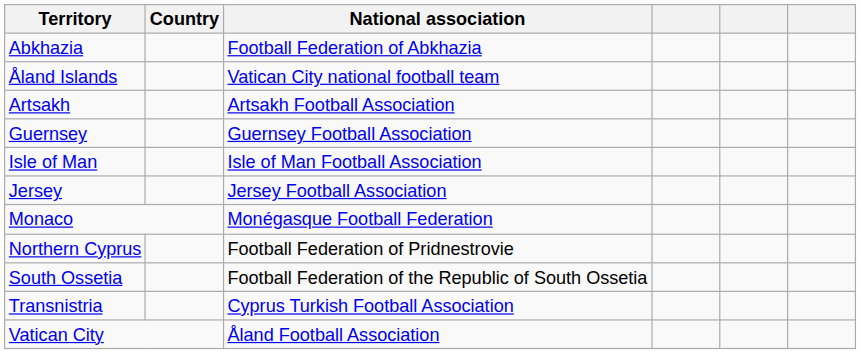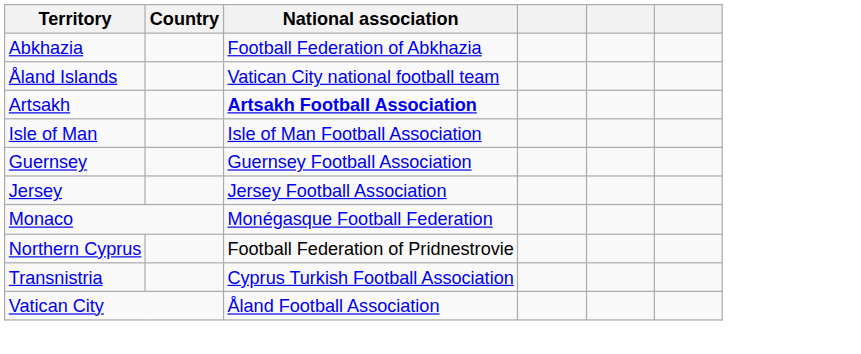(341, 105) normal -> (352, 105) bold
rows swapped: (48, 134) <-> (53, 162)
- row: (66, 277)
